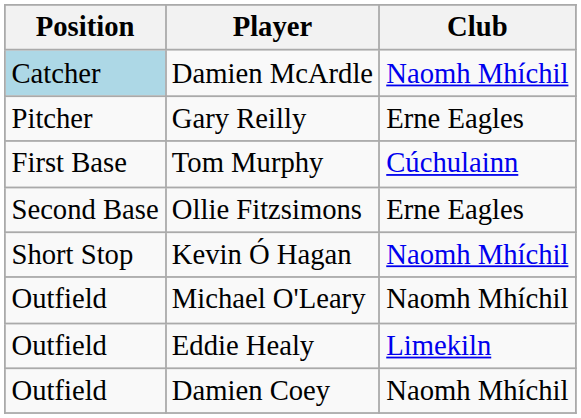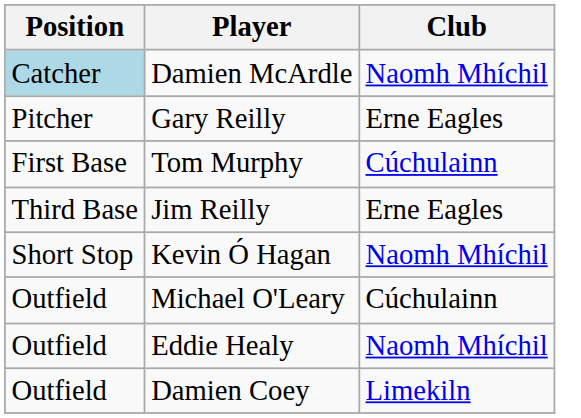- row: (267, 208)
+ row: (210, 208)
(477, 299) Naomh Mhíchil -> (432, 299) Cúchulainn
(439, 345) Limekiln -> (457, 345) Naomh Mhíchil
(477, 390) Naomh Mhíchil -> (418, 390) Limekiln
